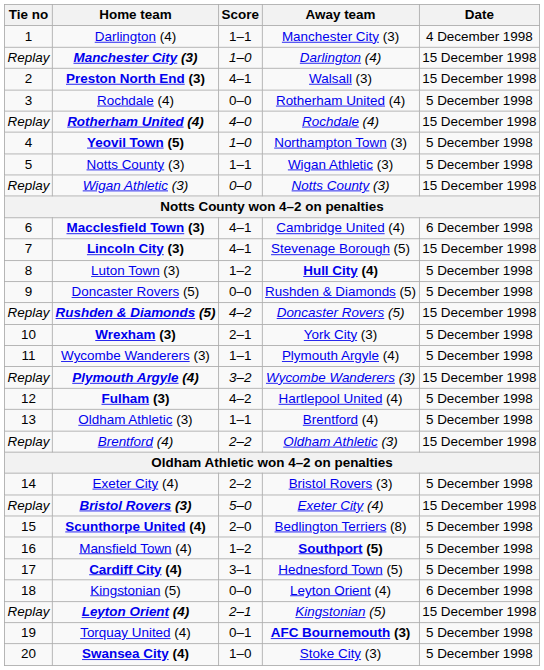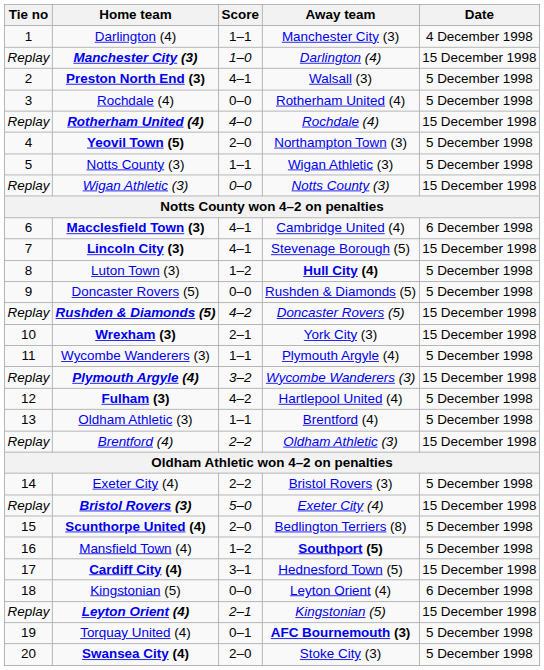(479, 79) 15 December 1998 -> (479, 79) 5 December 1998
(240, 143) 1–0 -> (240, 143) 2–0
(479, 334) 5 December 1998 -> (479, 334) 15 December 1998
(479, 569) 5 December 1998 -> (479, 569) 15 December 1998
(240, 654) 1–0 -> (240, 654) 2–0
